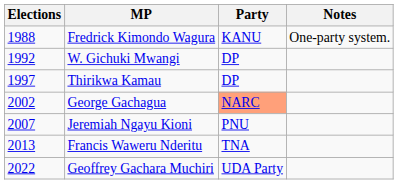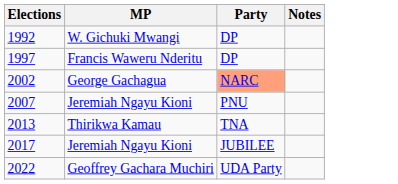- row: (21, 37)
(114, 80) Thirikwa Kamau -> (135, 59) Francis Waweru Nderitu
(135, 146) Francis Waweru Nderitu -> (114, 124) Thirikwa Kamau
+ row: (21, 146)
